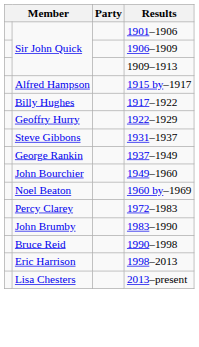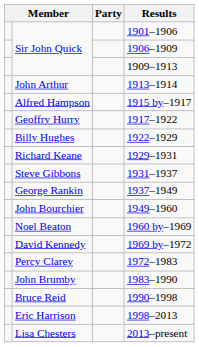+ row: (152, 84)
(45, 102) Billy Hughes -> (47, 119) Geoffry Hurry
(47, 119) Geoffry Hurry -> (45, 137) Billy Hughes
+ row: (152, 155)
+ row: (159, 244)
